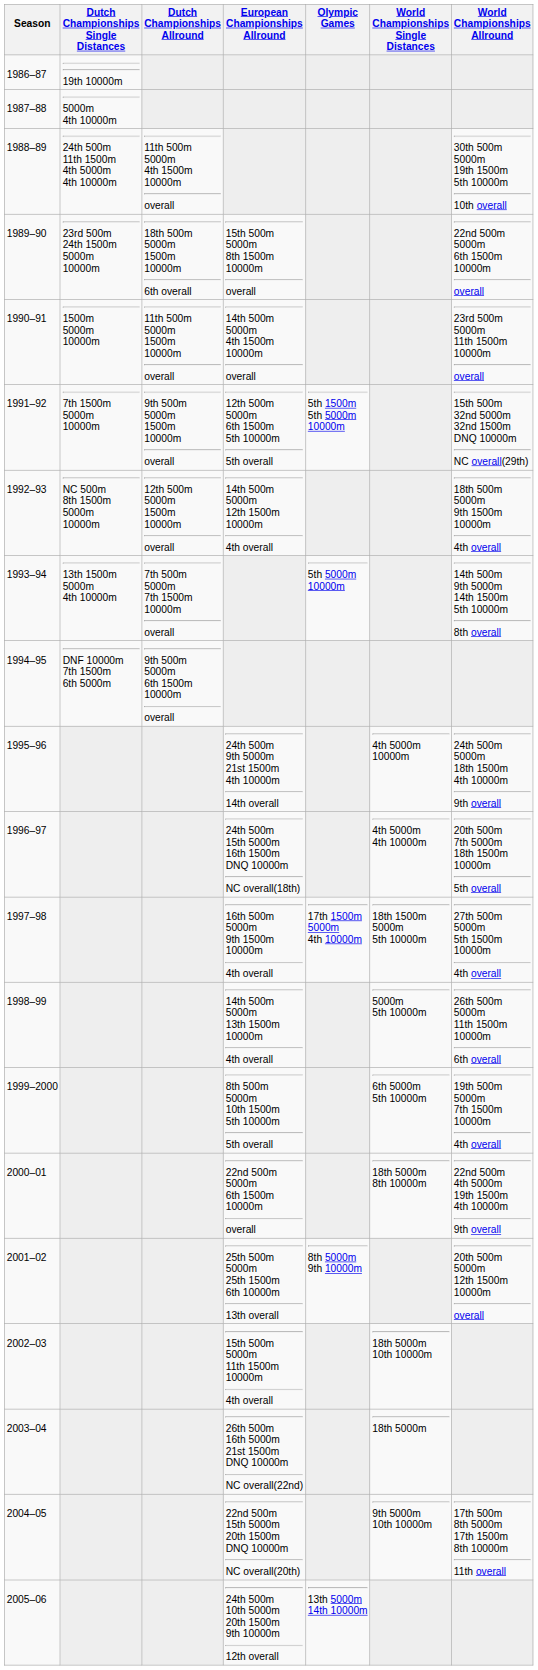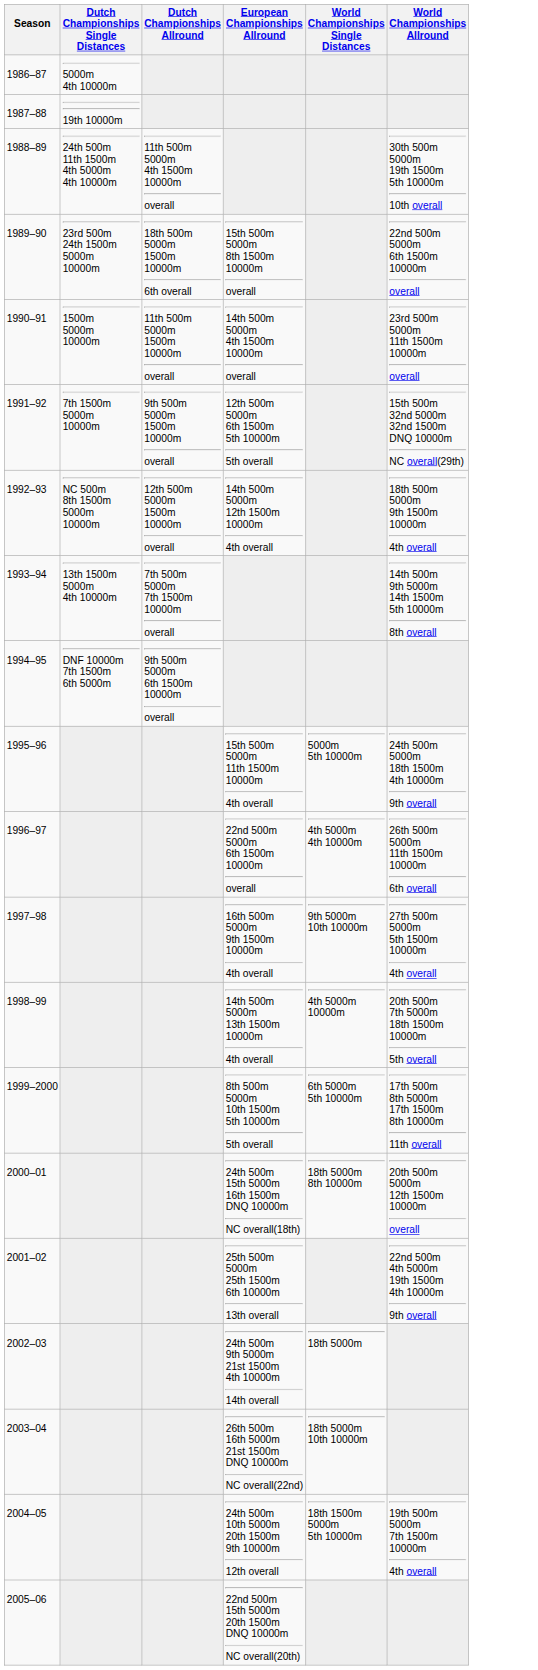- column: (338, 18)
(101, 74) 19th 10000m -> (101, 77) 5000m 4th 10000m
(101, 111) 5000m 4th 10000m -> (101, 114) 19th 10000m
(264, 771) 24th 500m 9th 5000m 21st 1500m 4th 10000m 14th overall -> (264, 771) 15th 500m 5000m 11th 1500m 10000m 4th overall
(411, 748) 4th 5000m 10000m -> (346, 748) 5000m 5th 10000m
(264, 856) 24th 500m 15th 5000m 16th 1500m DNQ 10000m NC overall(18th) -> (264, 856) 22nd 500m 5000m 6th 1500m 10000m overall
(492, 856) 20th 500m 7th 5000m 18th 1500m 10000m 5th overall -> (428, 856) 26th 500m 5000m 11th 1500m 10000m 6th overall
(411, 924) 18th 1500m 5000m 5th 10000m -> (346, 919) 9th 5000m 10th 10000m
(411, 1004) 5000m 5th 10000m -> (346, 1004) 4th 5000m 10000m
(492, 1027) 26th 500m 5000m 11th 1500m 10000m 6th overall -> (428, 1027) 20th 500m 7th 5000m 18th 1500m 10000m 5th overall
(492, 1112) 19th 500m 5000m 7th 1500m 10000m 4th overall -> (428, 1112) 17th 500m 8th 5000m 17th 1500m 8th 10000m 11th overall
(264, 1198) 22nd 500m 5000m 6th 1500m 10000m overall -> (264, 1198) 24th 500m 15th 5000m 16th 1500m DNQ 10000m NC overall(18th)
(492, 1198) 22nd 500m 4th 5000m 19th 1500m 4th 10000m 9th overall -> (428, 1198) 20th 500m 5000m 12th 1500m 10000m overall
(492, 1283) 20th 500m 5000m 12th 1500m 10000m overall -> (428, 1283) 22nd 500m 4th 5000m 19th 1500m 4th 10000m 9th overall
(264, 1369) 15th 500m 5000m 11th 1500m 10000m 4th overall -> (264, 1369) 24th 500m 9th 5000m 21st 1500m 4th 10000m 14th overall
(411, 1345) 18th 5000m 10th 10000m -> (346, 1340) 18th 5000m
(411, 1425) 18th 5000m -> (346, 1431) 18th 5000m 10th 10000m
(264, 1539) 22nd 500m 15th 5000m 20th 1500m DNQ 10000m NC overall(20th) -> (264, 1539) 24th 500m 10th 5000m 20th 1500m 9th 10000m 12th overall
(411, 1516) 9th 5000m 10th 10000m -> (346, 1522) 18th 1500m 5000m 5th 10000m
(492, 1539) 17th 500m 8th 5000m 17th 1500m 8th 10000m 11th overall -> (428, 1539) 19th 500m 5000m 7th 1500m 10000m 4th overall
(264, 1625) 24th 500m 10th 5000m 20th 1500m 9th 10000m 12th overall -> (264, 1625) 22nd 500m 15th 5000m 20th 1500m DNQ 10000m NC overall(20th)
